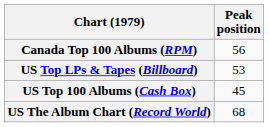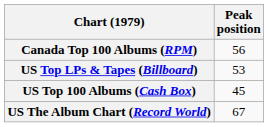(239, 111) 68 -> (239, 111) 67
